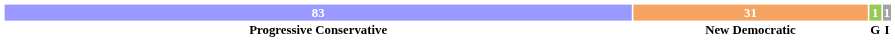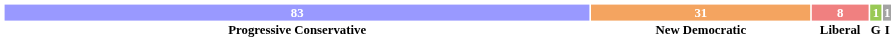+ column: (840, 12)
